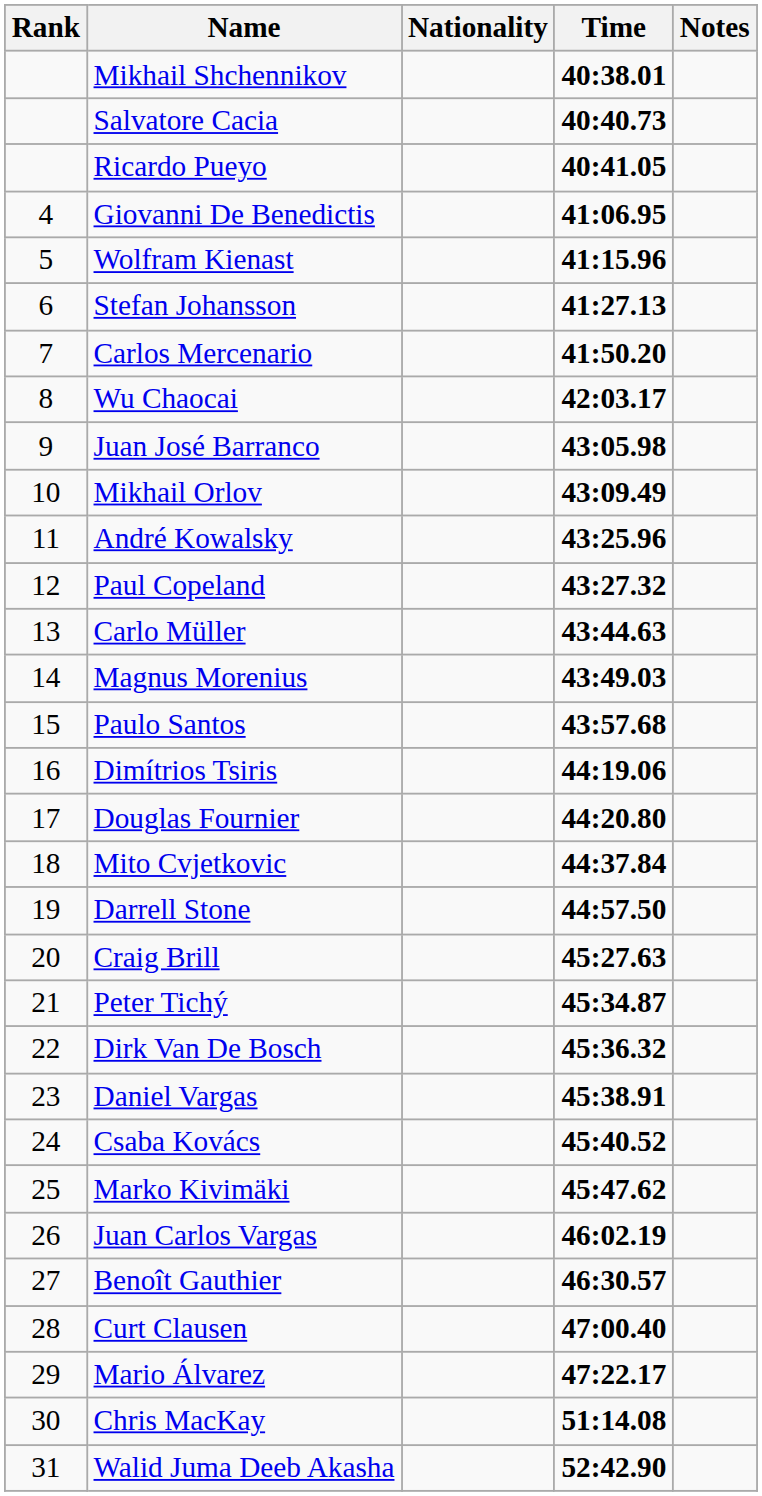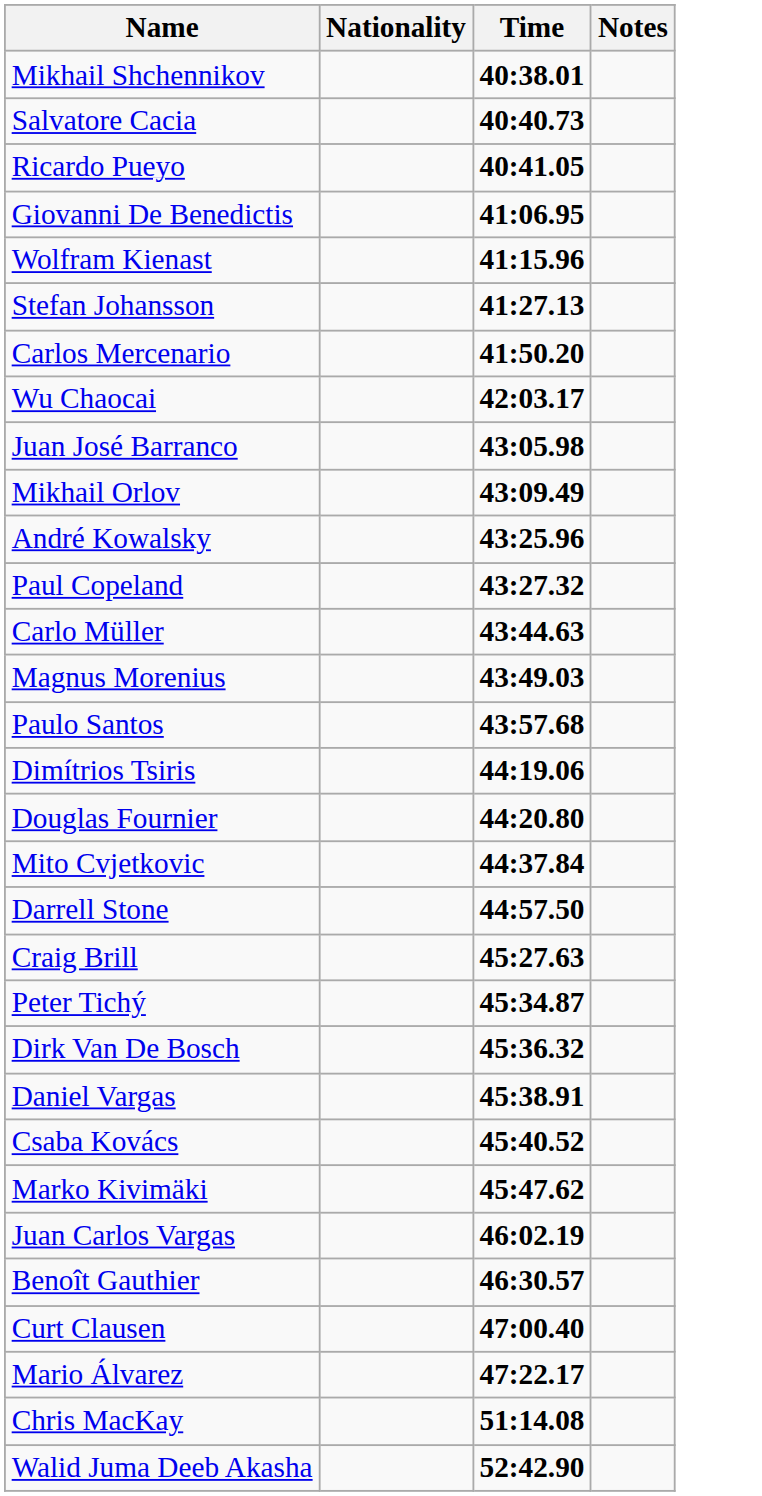- column: (46, 27)
